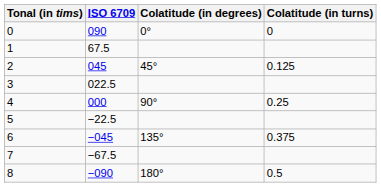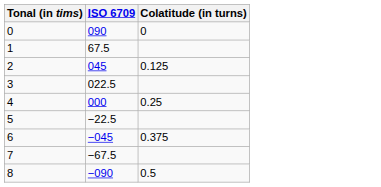- column: (201, 13)
